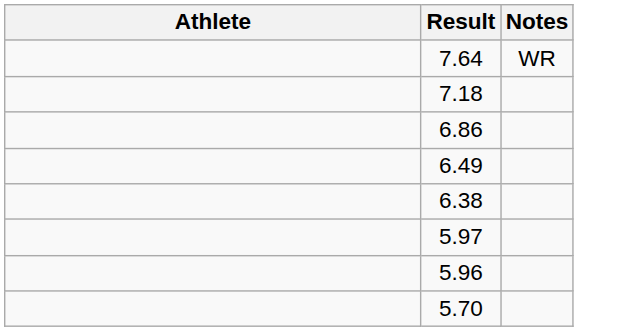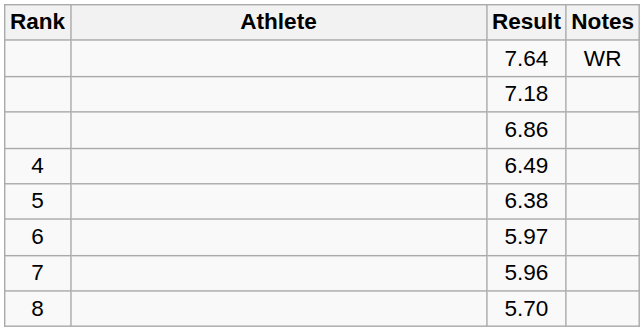+ column: (37, 22)
